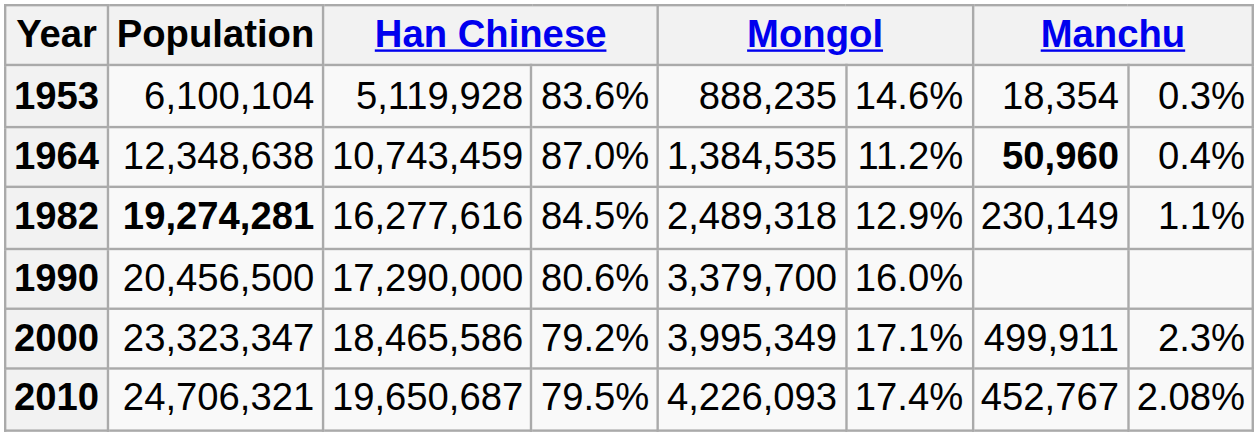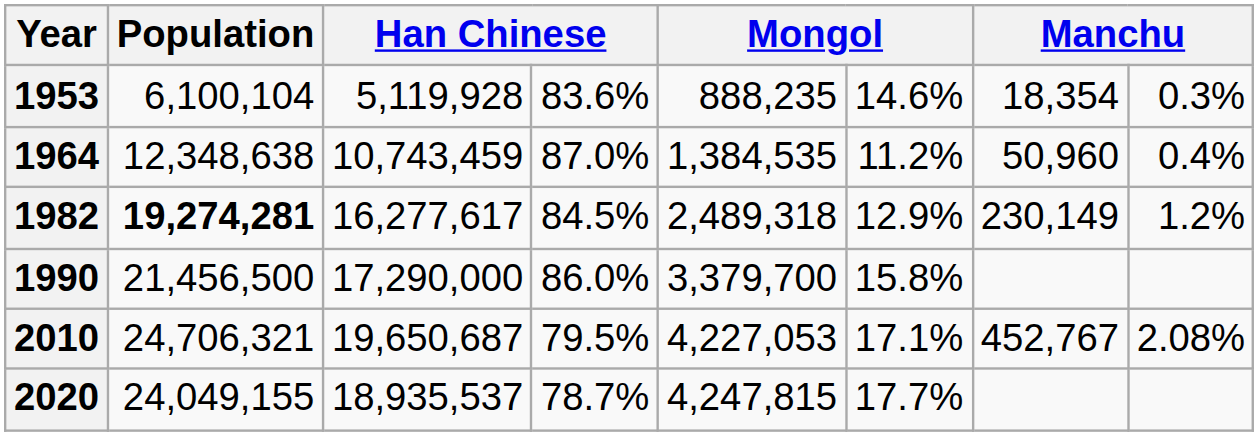(1061, 156) bold -> (1061, 156) normal
(428, 216) 16,277,616 -> (428, 216) 16,277,617
(1202, 216) 1.1% -> (1202, 216) 1.2%
(219, 277) 20,456,500 -> (219, 277) 21,456,500
(595, 277) 80.6% -> (595, 277) 86.0%
(909, 277) 16.0% -> (909, 277) 15.8%
- row: (57, 338)
(752, 398) 4,226,093 -> (752, 338) 4,227,053
(909, 398) 17.4% -> (909, 338) 17.1%
+ row: (57, 398)
